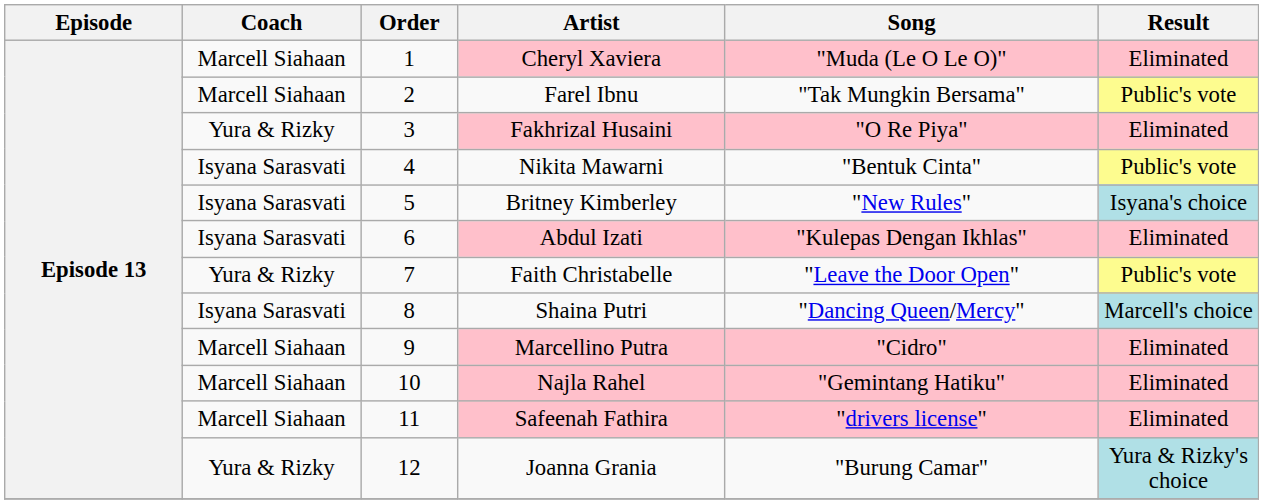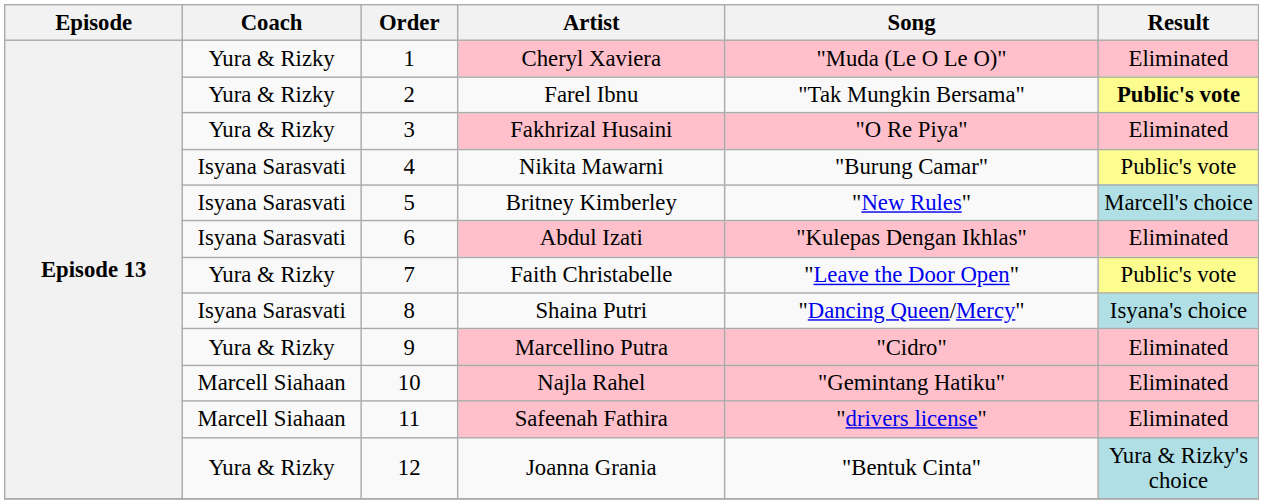(272, 58) Marcell Siahaan -> (272, 58) Yura & Rizky
(272, 94) Marcell Siahaan -> (272, 94) Yura & Rizky
(1178, 94) normal -> (1178, 94) bold
(912, 166) "Bentuk Cinta" -> (912, 166) "Burung Camar"
(1178, 202) Isyana's choice -> (1178, 202) Marcell's choice
(1178, 310) Marcell's choice -> (1178, 310) Isyana's choice
(272, 346) Marcell Siahaan -> (272, 346) Yura & Rizky
(912, 467) "Burung Camar" -> (912, 467) "Bentuk Cinta"
